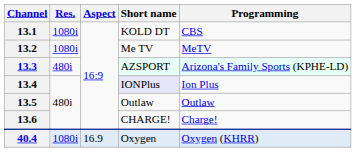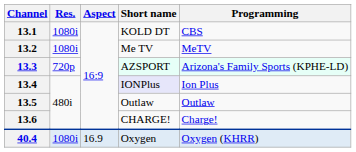(63, 66) 480i -> (64, 66) 720p
